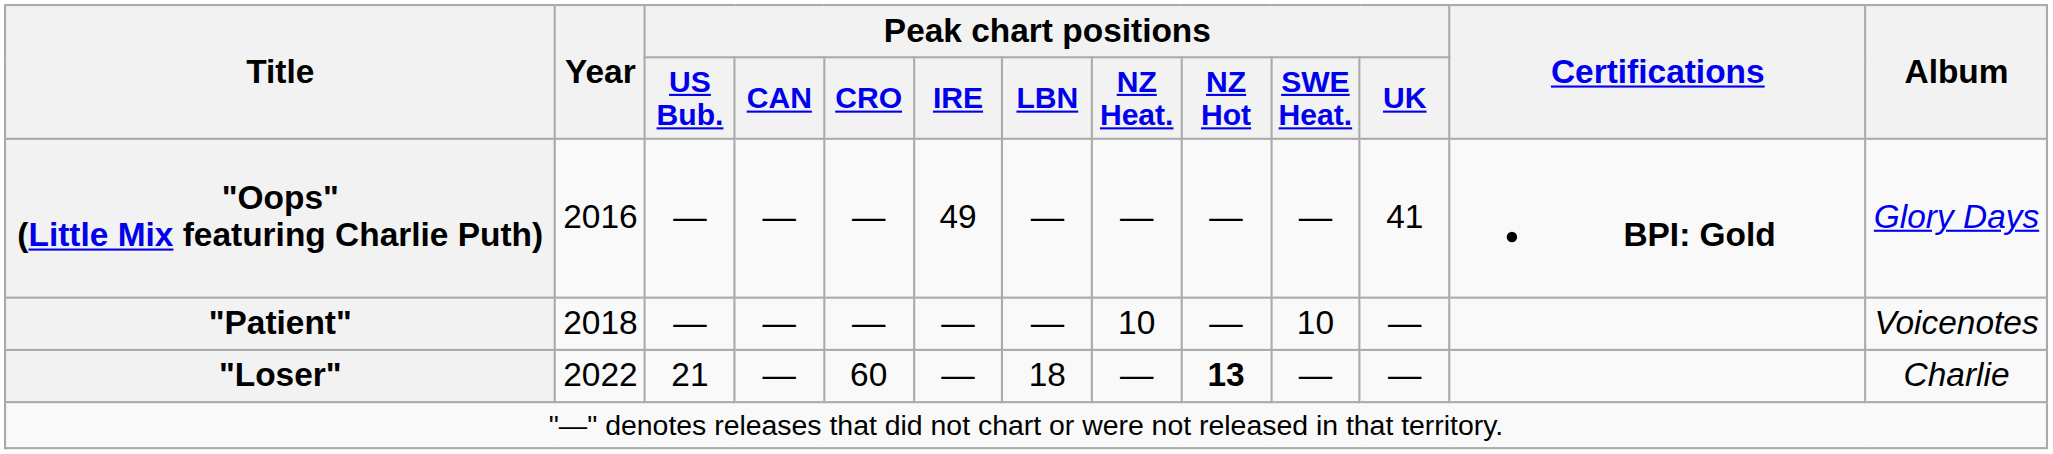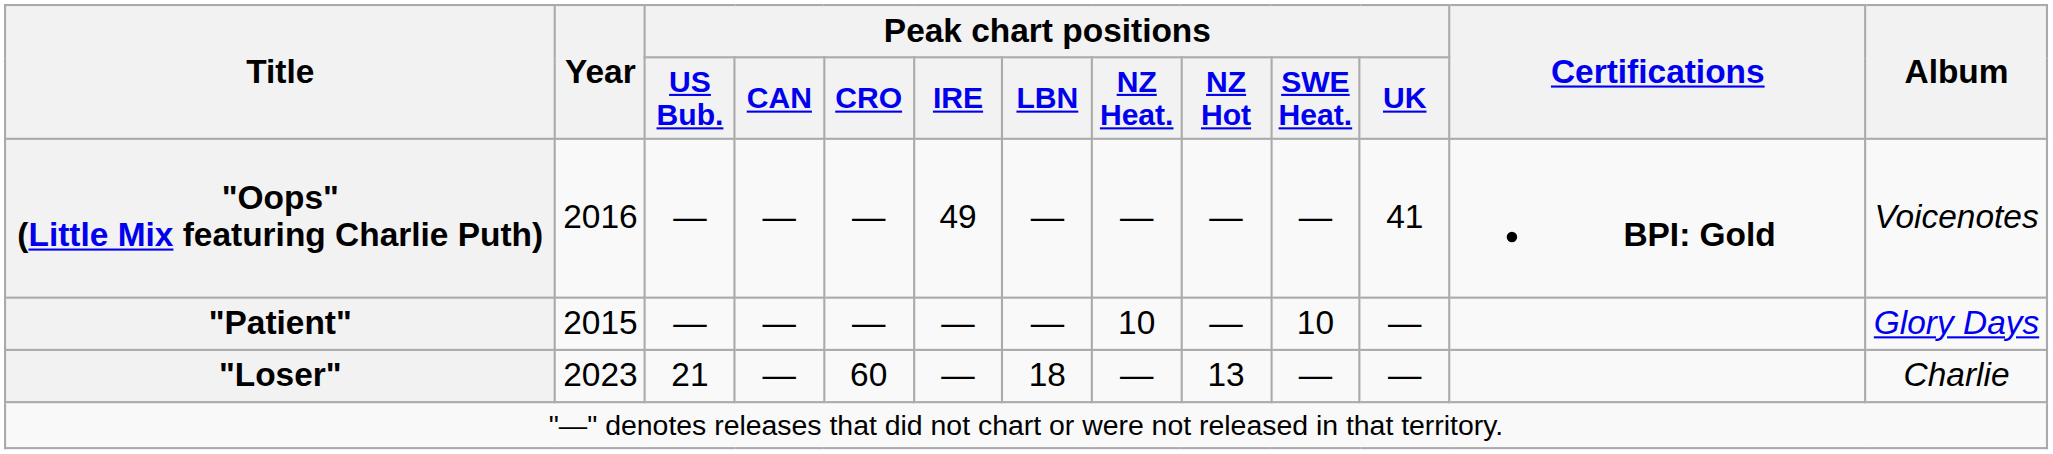(1957, 217) Glory Days -> (1957, 217) Voicenotes
(600, 322) 2018 -> (600, 322) 2015
(1957, 322) Voicenotes -> (1957, 322) Glory Days
(600, 375) 2022 -> (600, 375) 2023
(1226, 375) bold -> (1226, 375) normal
